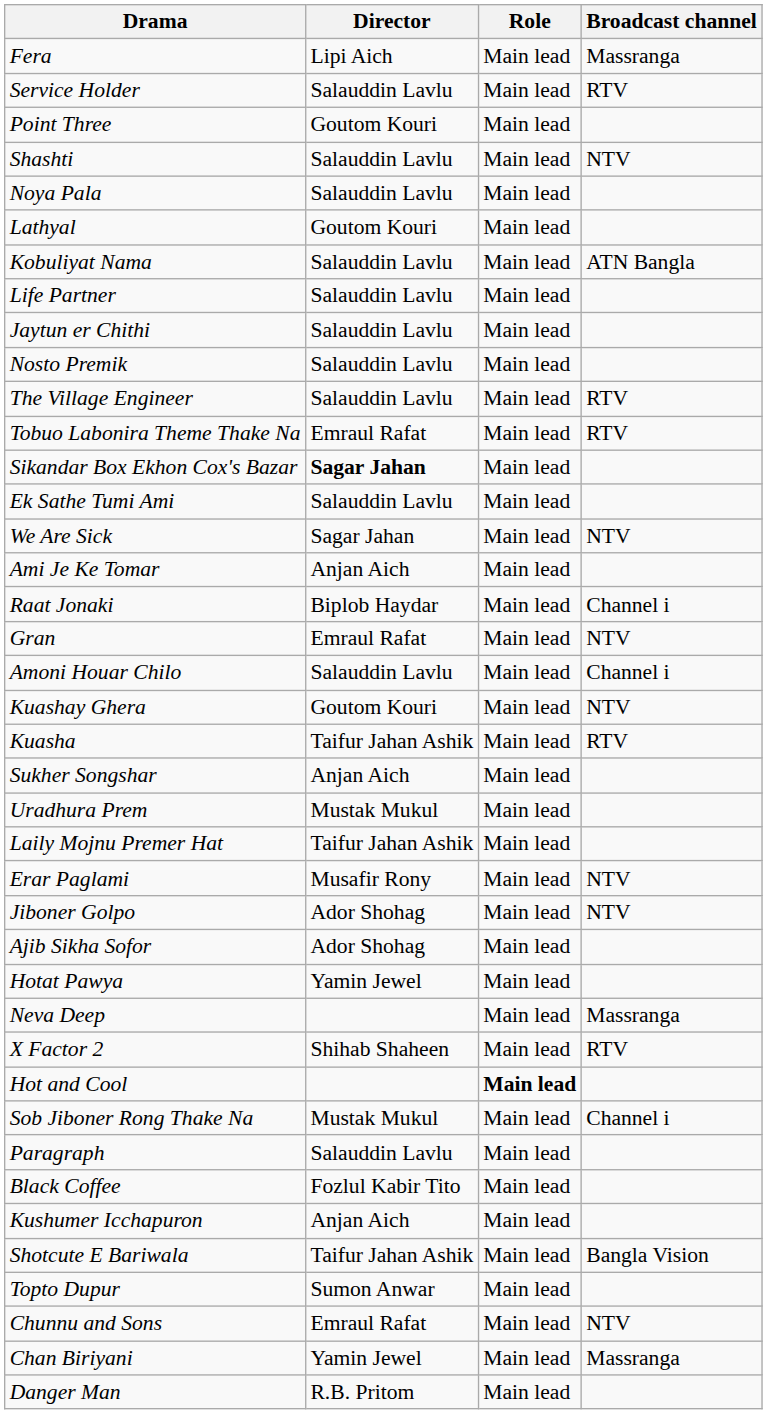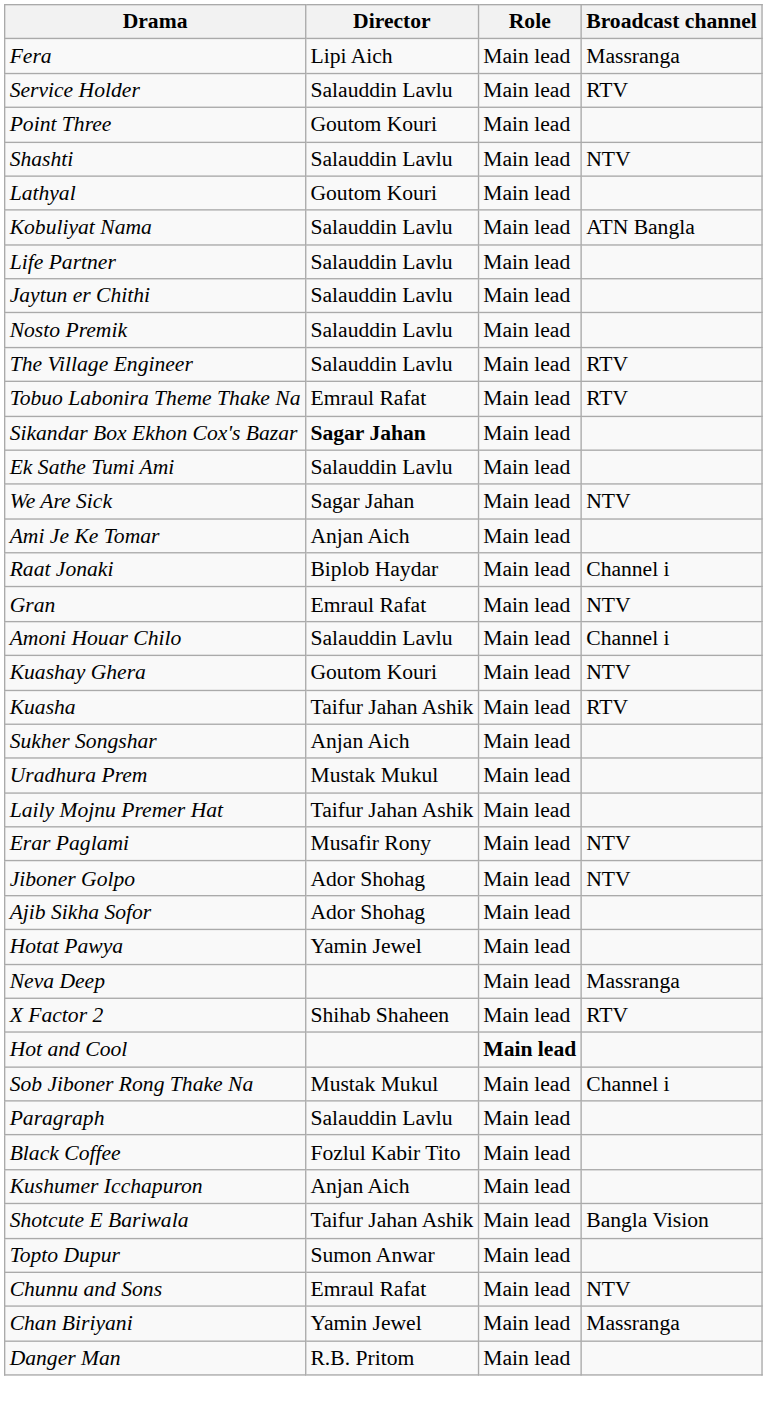- row: (56, 192)
